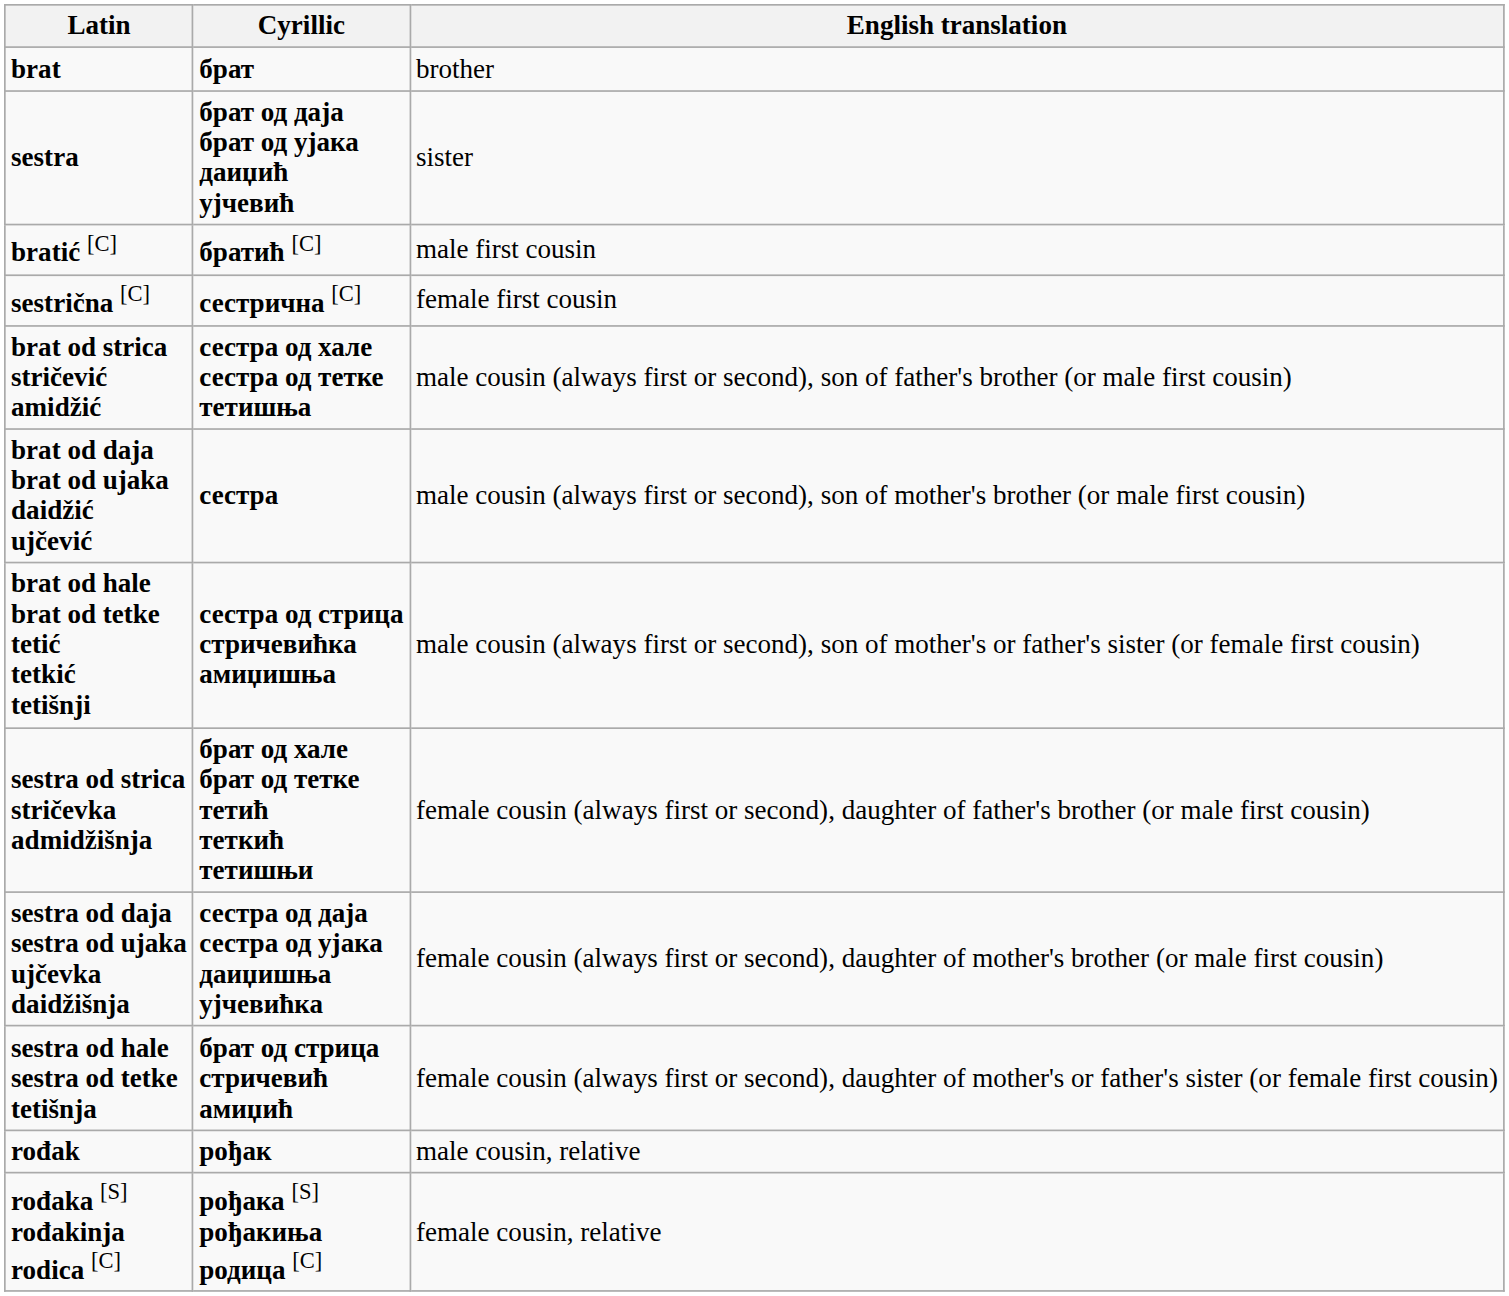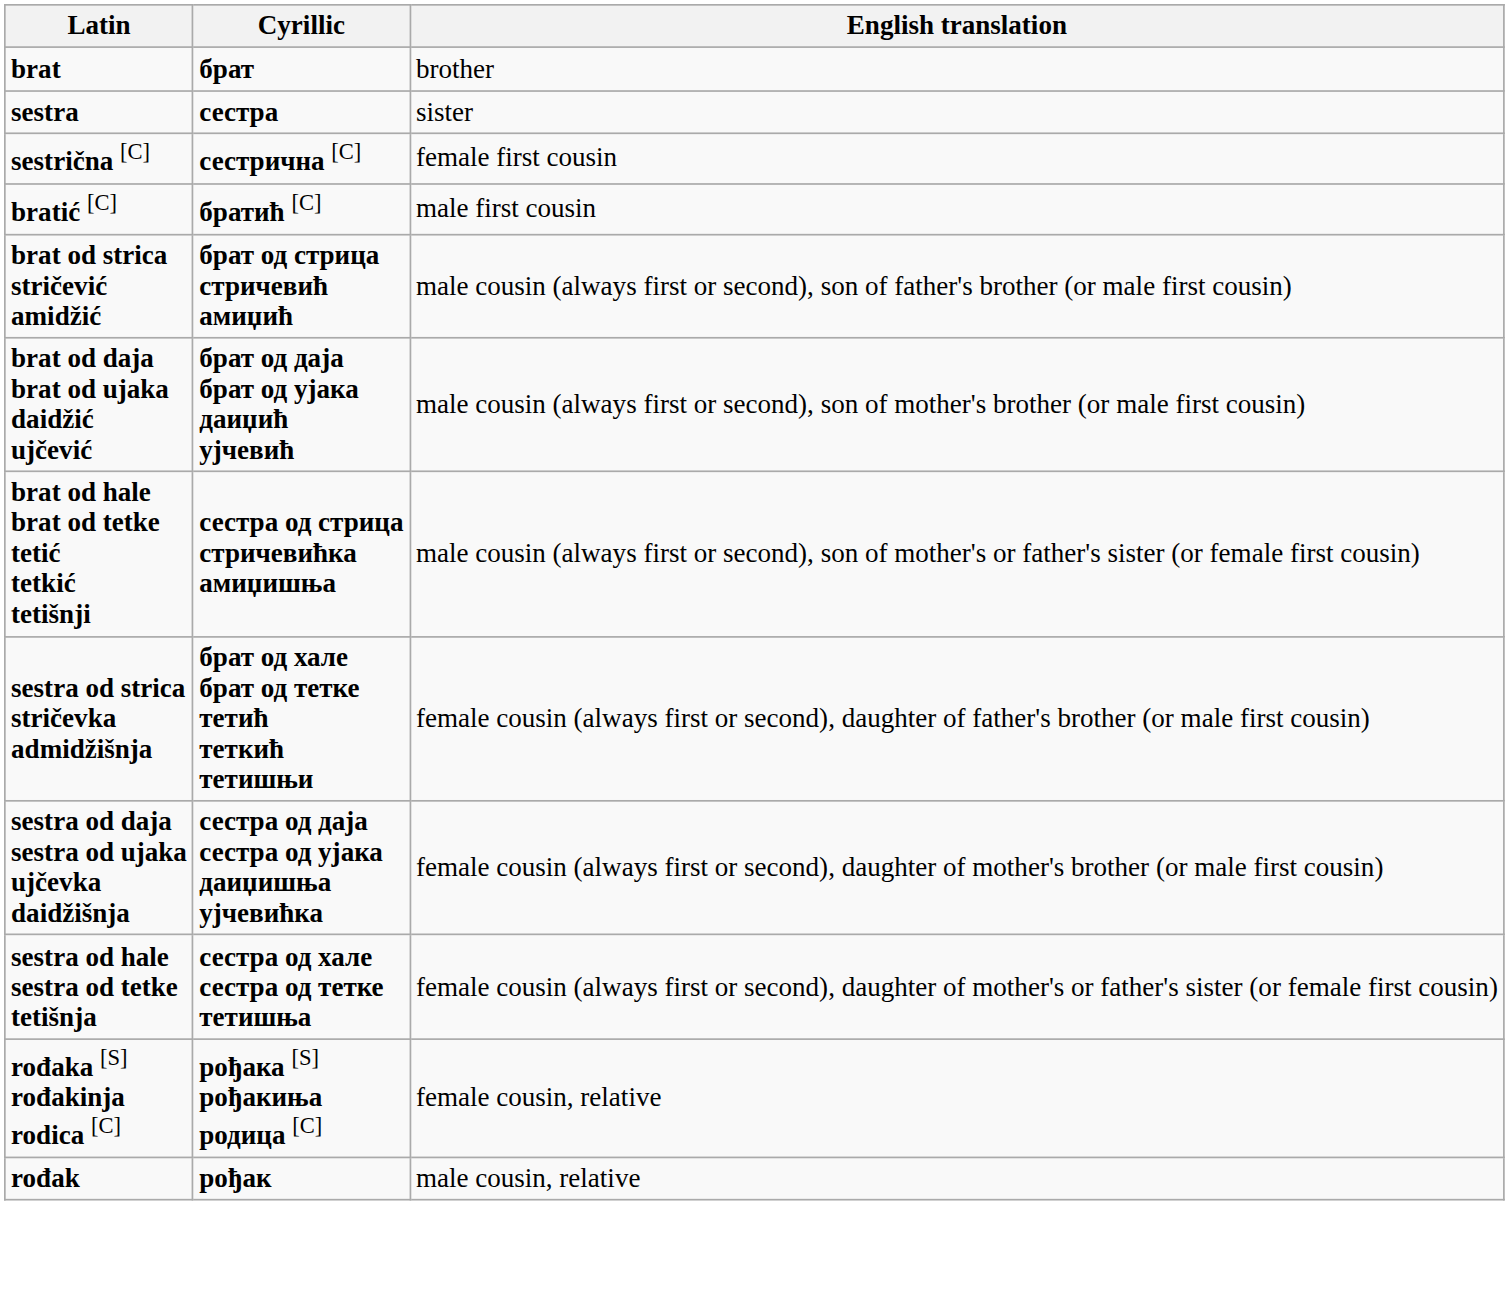(279, 157) брат од даја брат од ујака даиџић ујчевић -> (239, 111) сестра
rows swapped: (64, 249) <-> (81, 299)
(291, 376) сестра од хале сестра од тетке тетишња -> (289, 285) брат од стрица стричевић амиџић
(239, 495) сестра -> (279, 404) брат од даја брат од ујака даиџић ујчевић
(289, 1077) брат од стрица стричевић амиџић -> (291, 986) сестра од хале сестра од тетке тетишња
rows swapped: (45, 1151) <-> (69, 1231)
